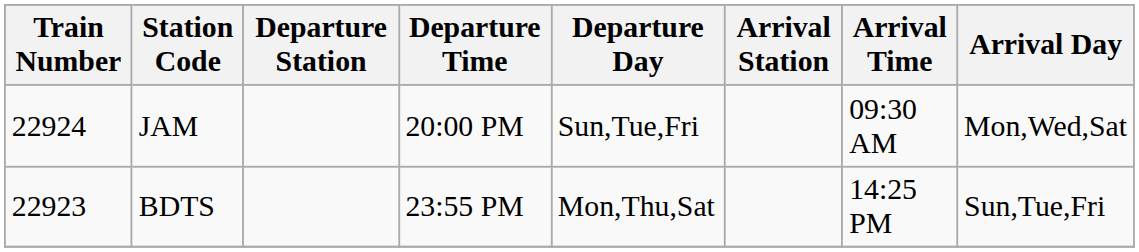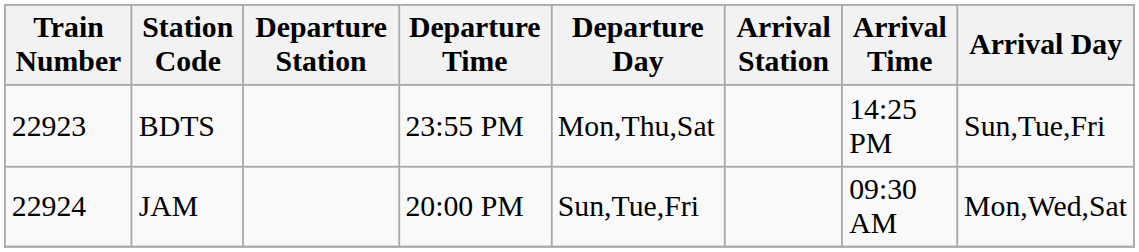rows swapped: (177, 206) <-> (169, 125)
